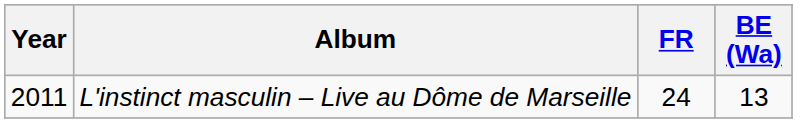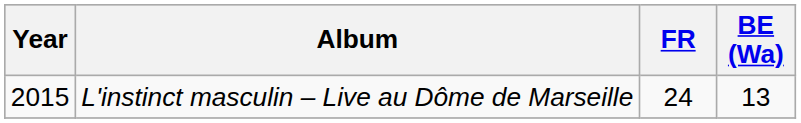(39, 96) 2011 -> (40, 96) 2015
